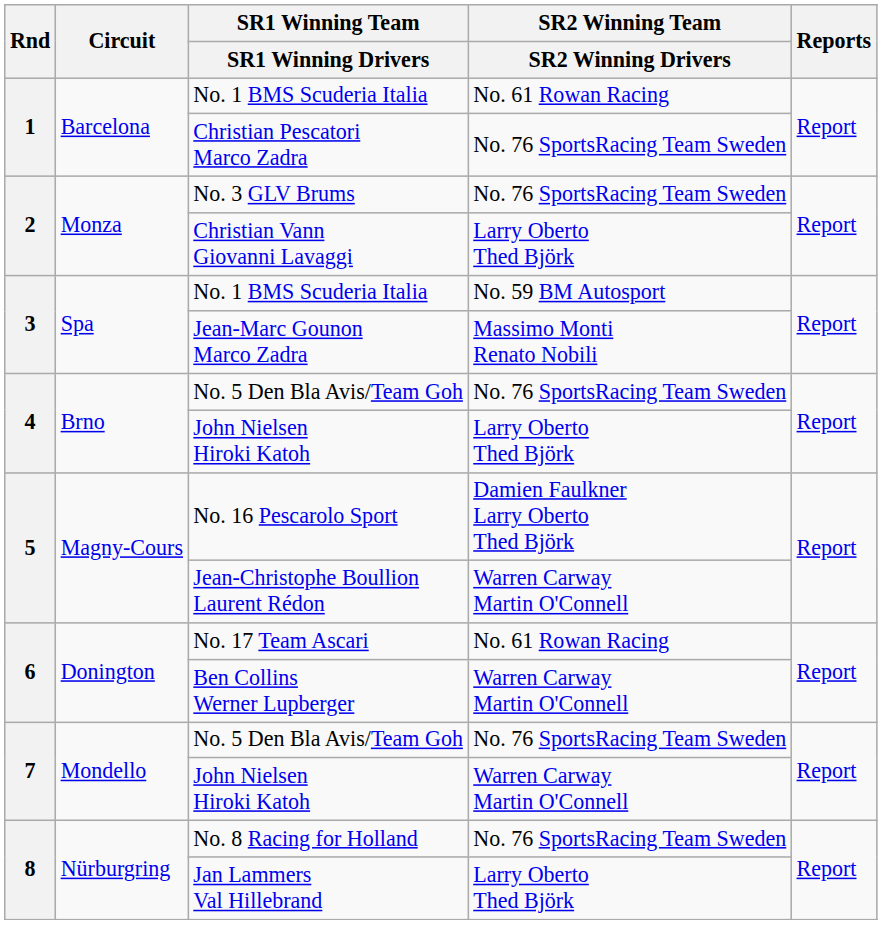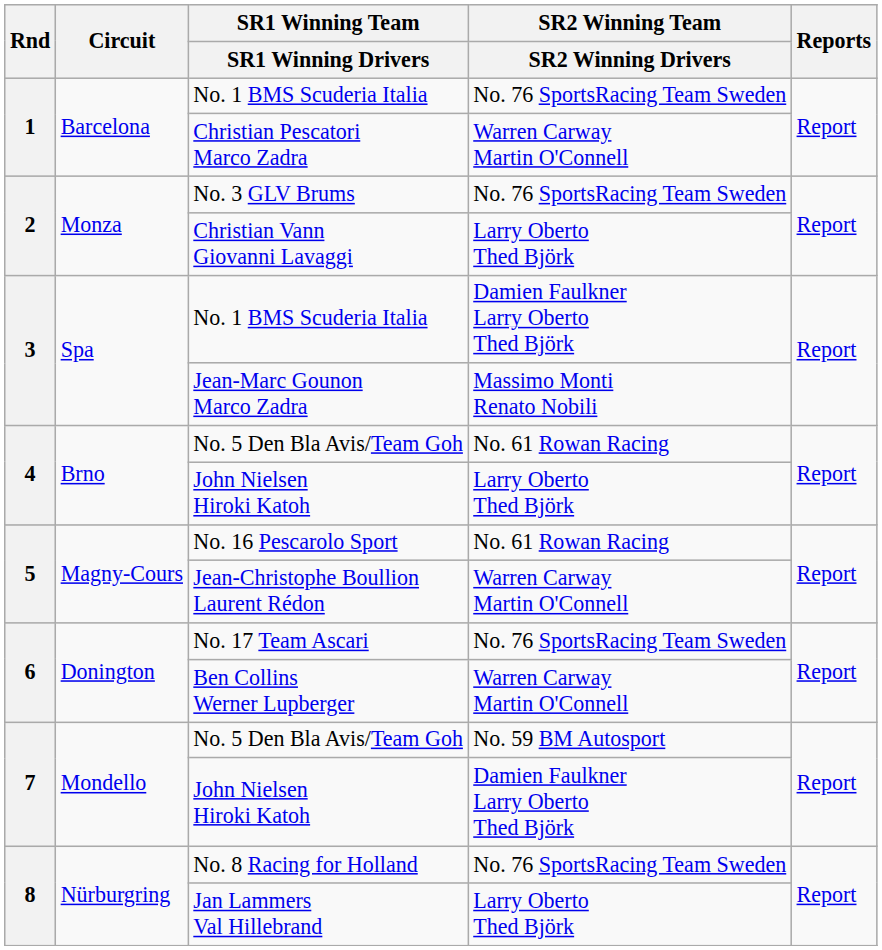(571, 95) No. 61 Rowan Racing -> (630, 95) No. 76 SportsRacing Team Sweden
(630, 145) No. 76 SportsRacing Team Sweden -> (551, 145) Warren Carway Martin O'Connell
(569, 293) No. 59 BM Autosport -> (550, 319) Damien Faulkner Larry Oberto Thed Björk
(630, 391) No. 76 SportsRacing Team Sweden -> (571, 443) No. 61 Rowan Racing
(550, 516) Damien Faulkner Larry Oberto Thed Björk -> (571, 542) No. 61 Rowan Racing
(571, 641) No. 61 Rowan Racing -> (630, 641) No. 76 SportsRacing Team Sweden
(630, 739) No. 76 SportsRacing Team Sweden -> (569, 739) No. 59 BM Autosport
(551, 789) Warren Carway Martin O'Connell -> (550, 802) Damien Faulkner Larry Oberto Thed Björk
